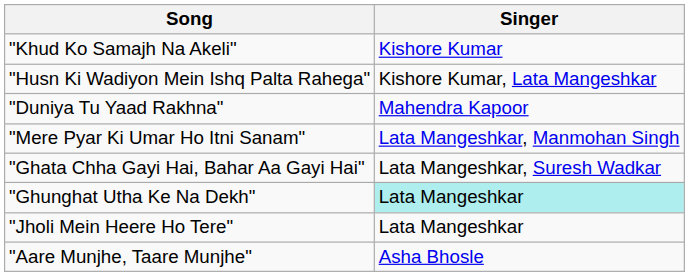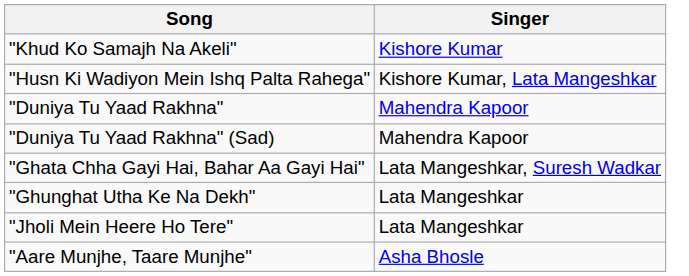+ row: (142, 138)
- row: (157, 138)
(451, 197) paleturquoise background -> (451, 197) no background
